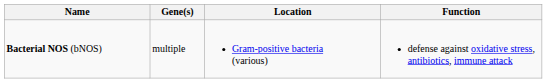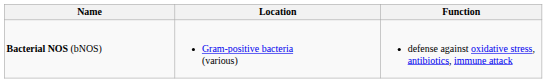- column: (177, 12)
